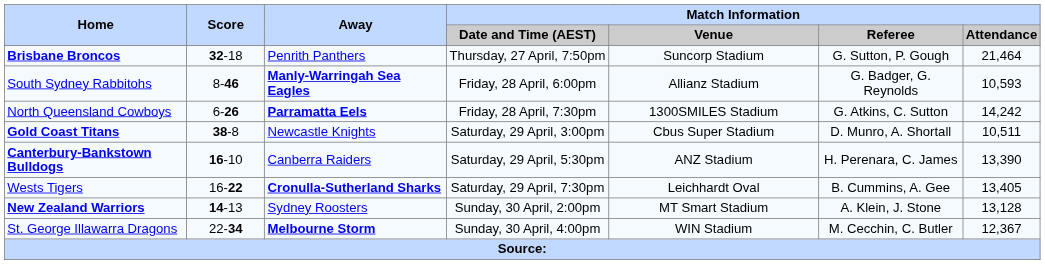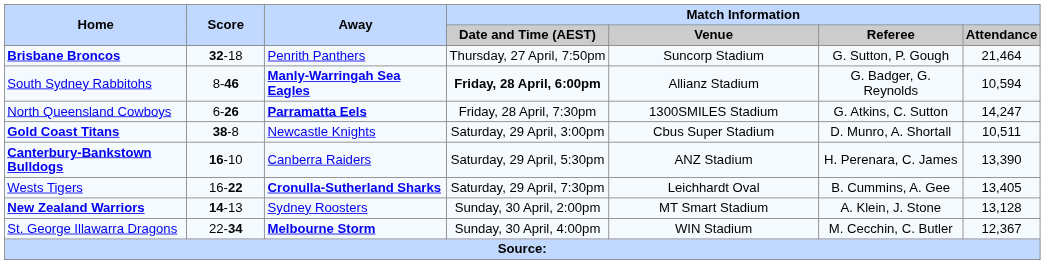(527, 83) normal -> (527, 83) bold
(1001, 83) 10,593 -> (1001, 83) 10,594
(1001, 111) 14,242 -> (1001, 111) 14,247
